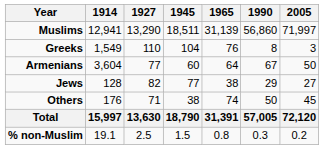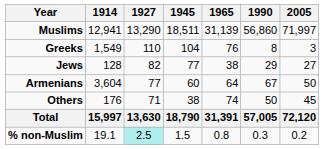rows swapped: (54, 65) <-> (69, 83)
(144, 135) no background -> (144, 135) paleturquoise background
